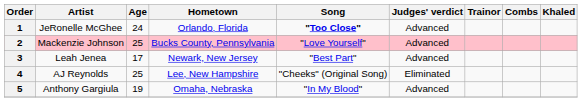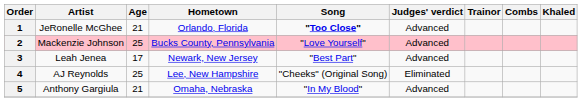(138, 27) 24 -> (138, 27) 21
(138, 89) 19 -> (138, 89) 21
